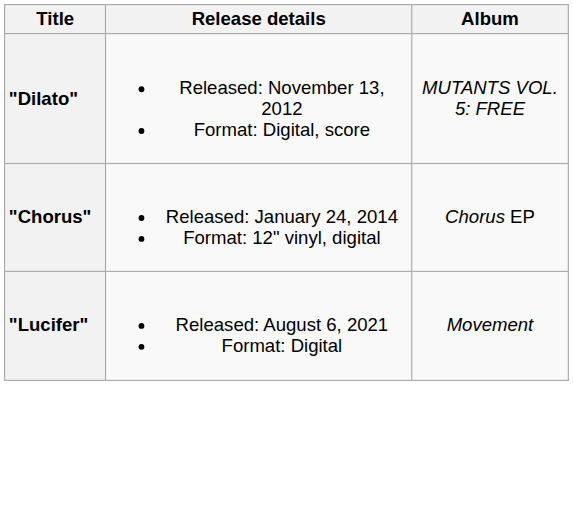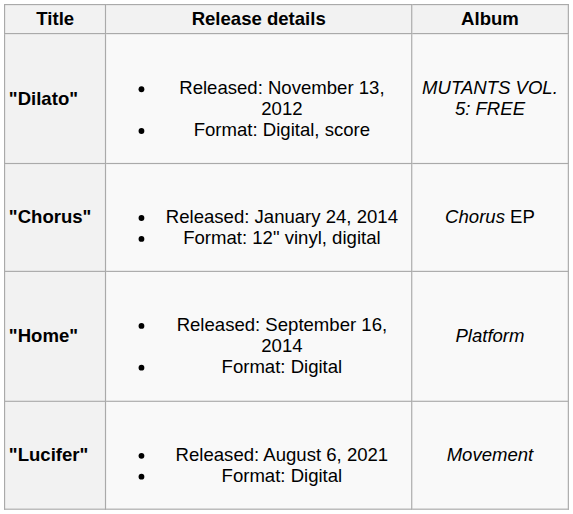+ row: (43, 336)
